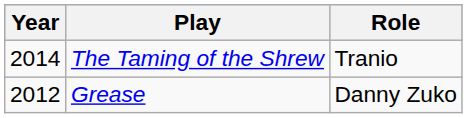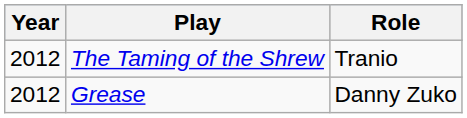(35, 58) 2014 -> (35, 58) 2012
